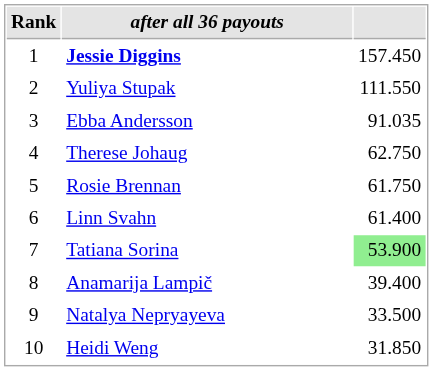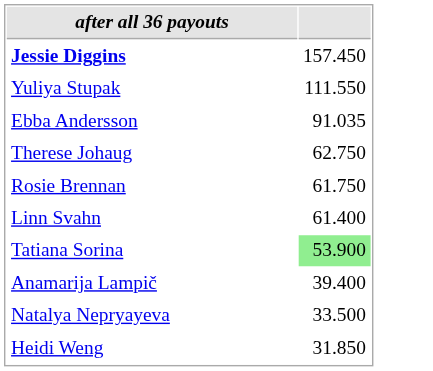- column: (34, 22)
